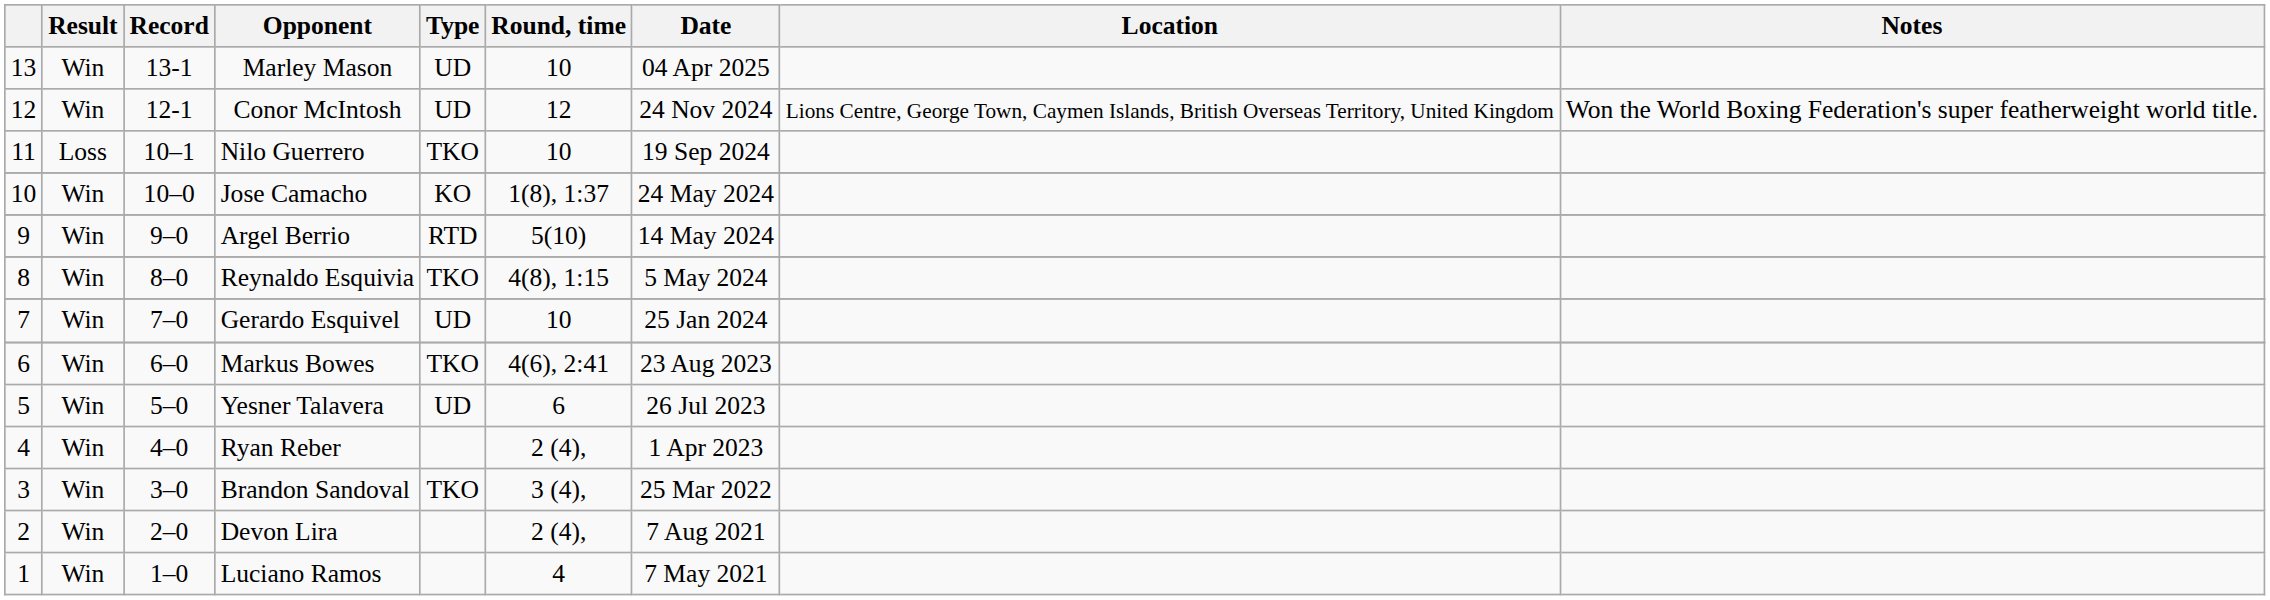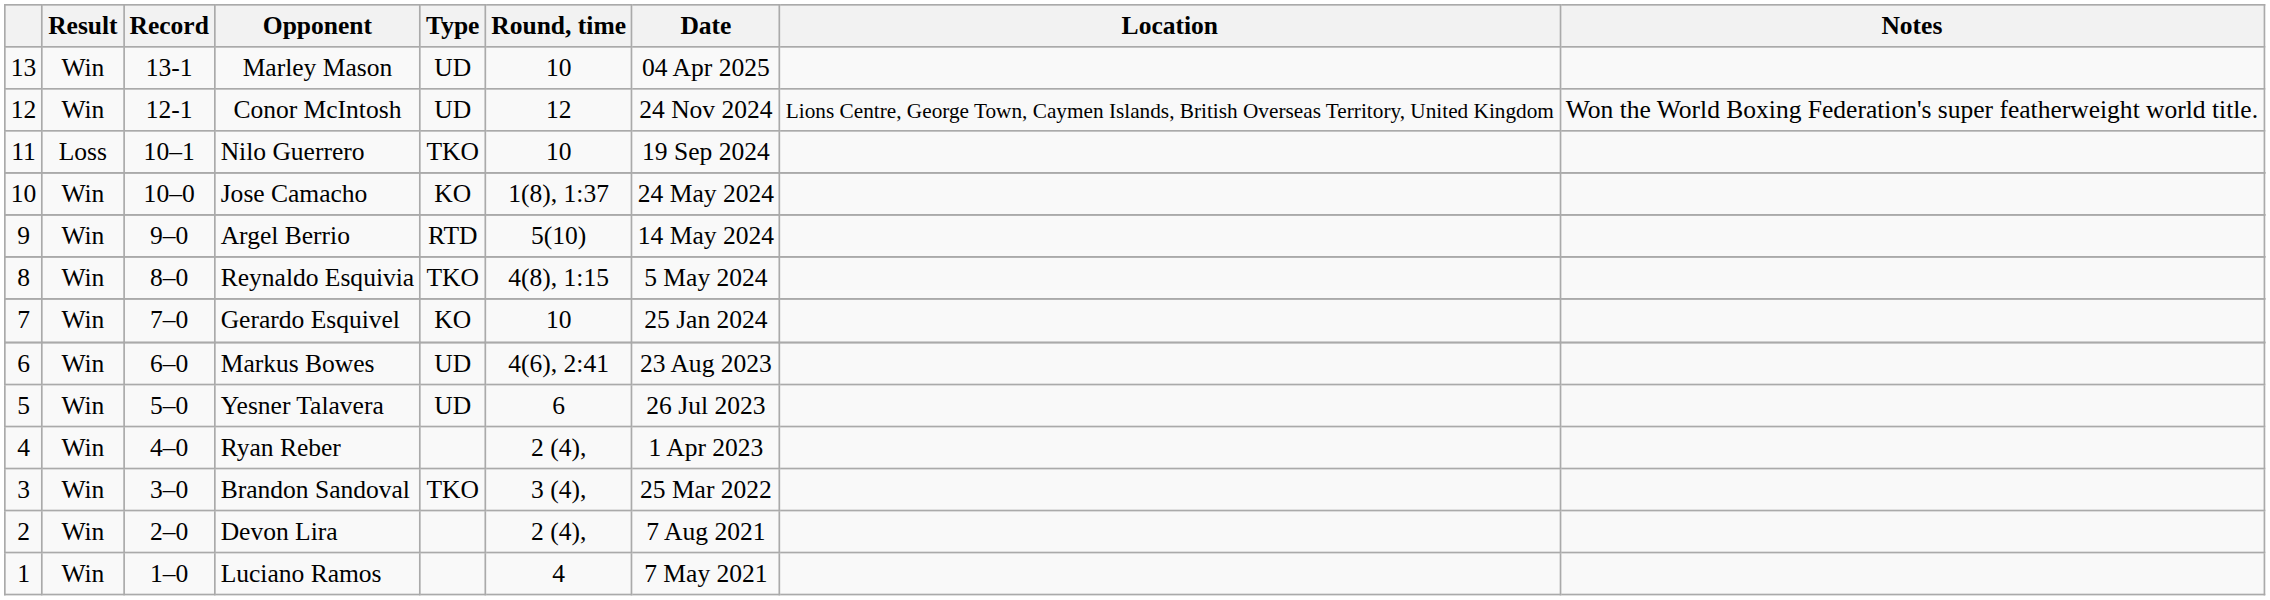(453, 320) UD -> (453, 320) KO
(453, 362) TKO -> (453, 362) UD
